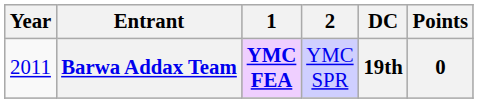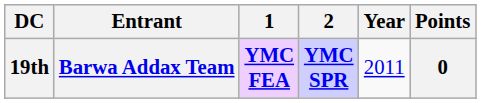columns swapped: (30, 21) <-> (383, 21)
(330, 67) normal -> (329, 67) bold
